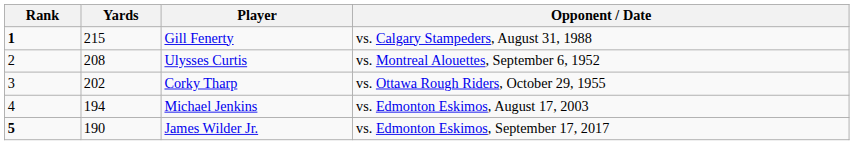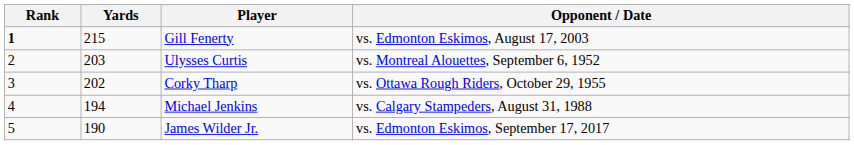(474, 38) vs. Calgary Stampeders, August 31, 1988 -> (472, 38) vs. Edmonton Eskimos, August 17, 2003
(95, 60) 208 -> (95, 60) 203
(472, 106) vs. Edmonton Eskimos, August 17, 2003 -> (474, 106) vs. Calgary Stampeders, August 31, 1988
(11, 128) bold -> (11, 128) normal
